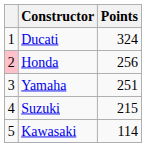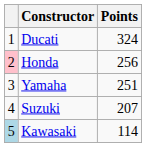(127, 108) 215 -> (127, 108) 207
(11, 131) no background -> (11, 131) lightblue background
